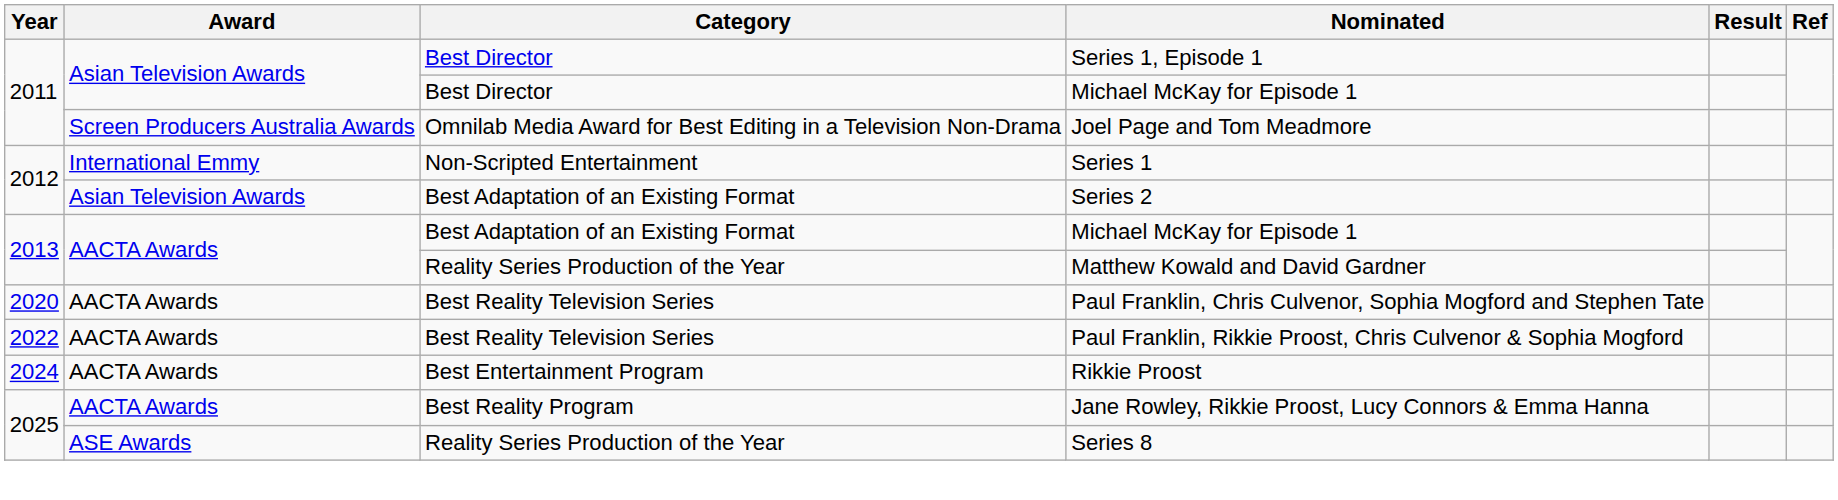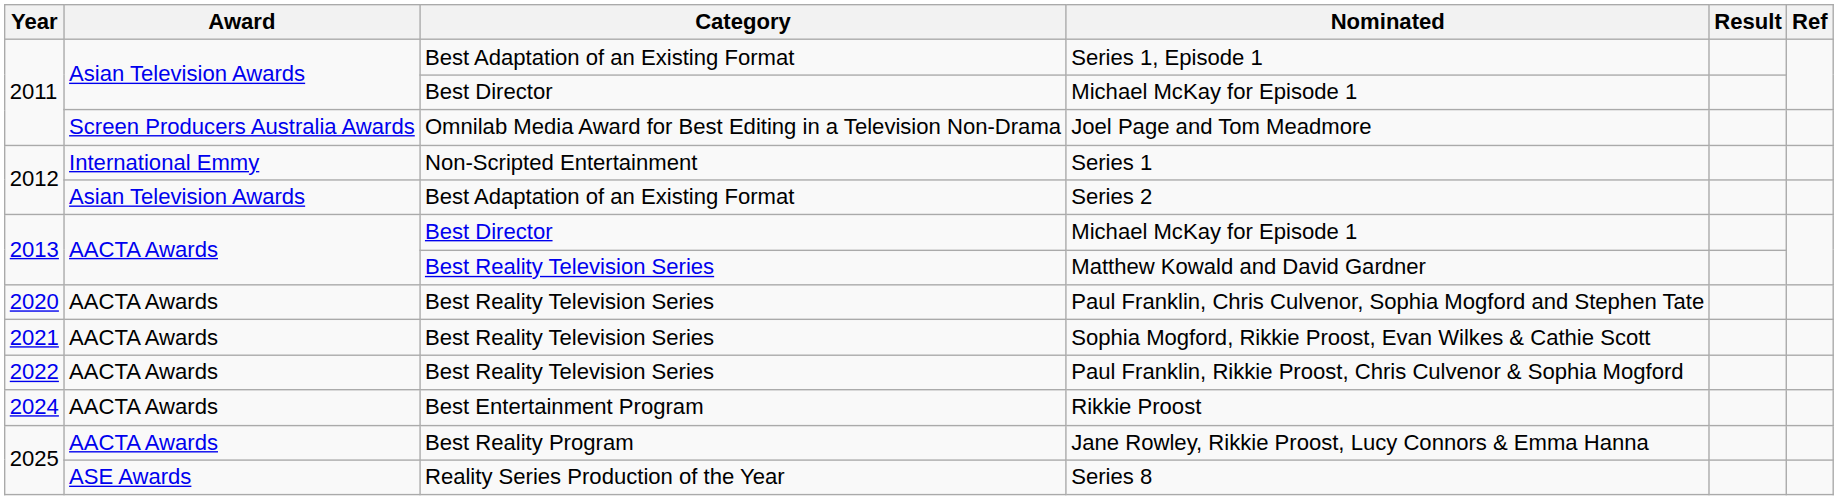(489, 57) Best Director -> (610, 57) Best Adaptation of an Existing Format
(610, 232) Best Adaptation of an Existing Format -> (489, 232) Best Director
(605, 267) Reality Series Production of the Year -> (570, 267) Best Reality Television Series
+ row: (34, 337)
